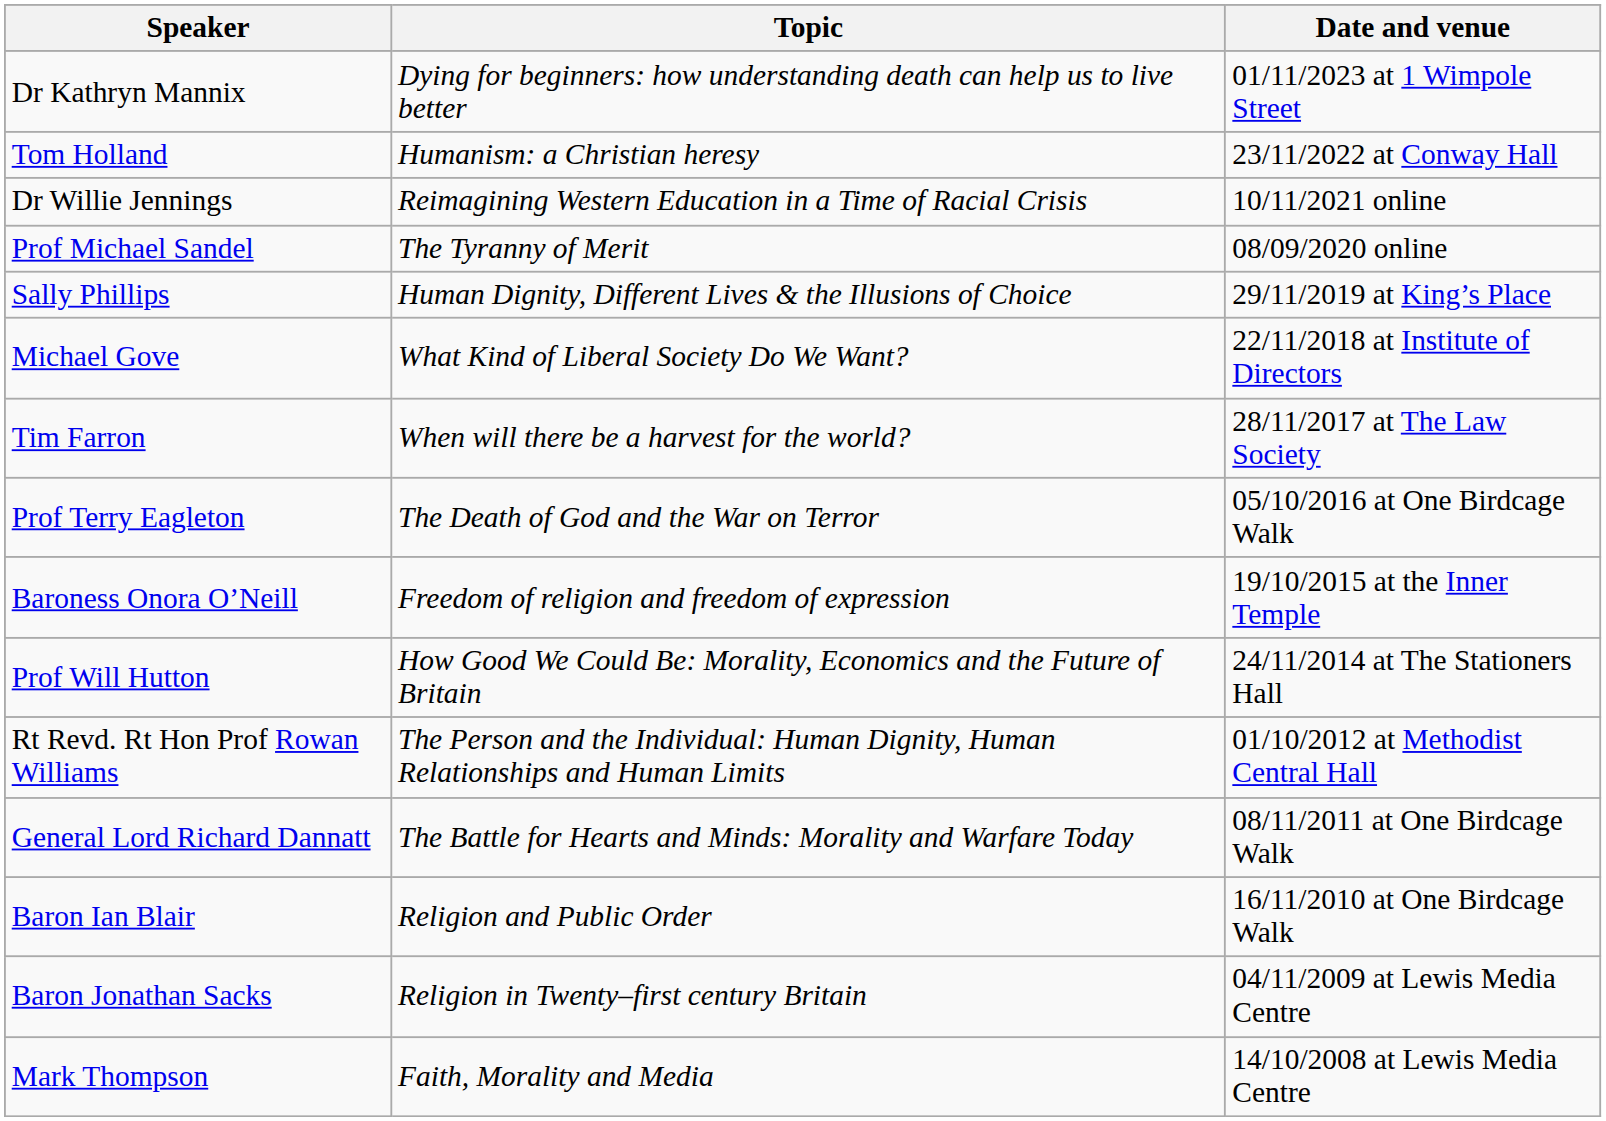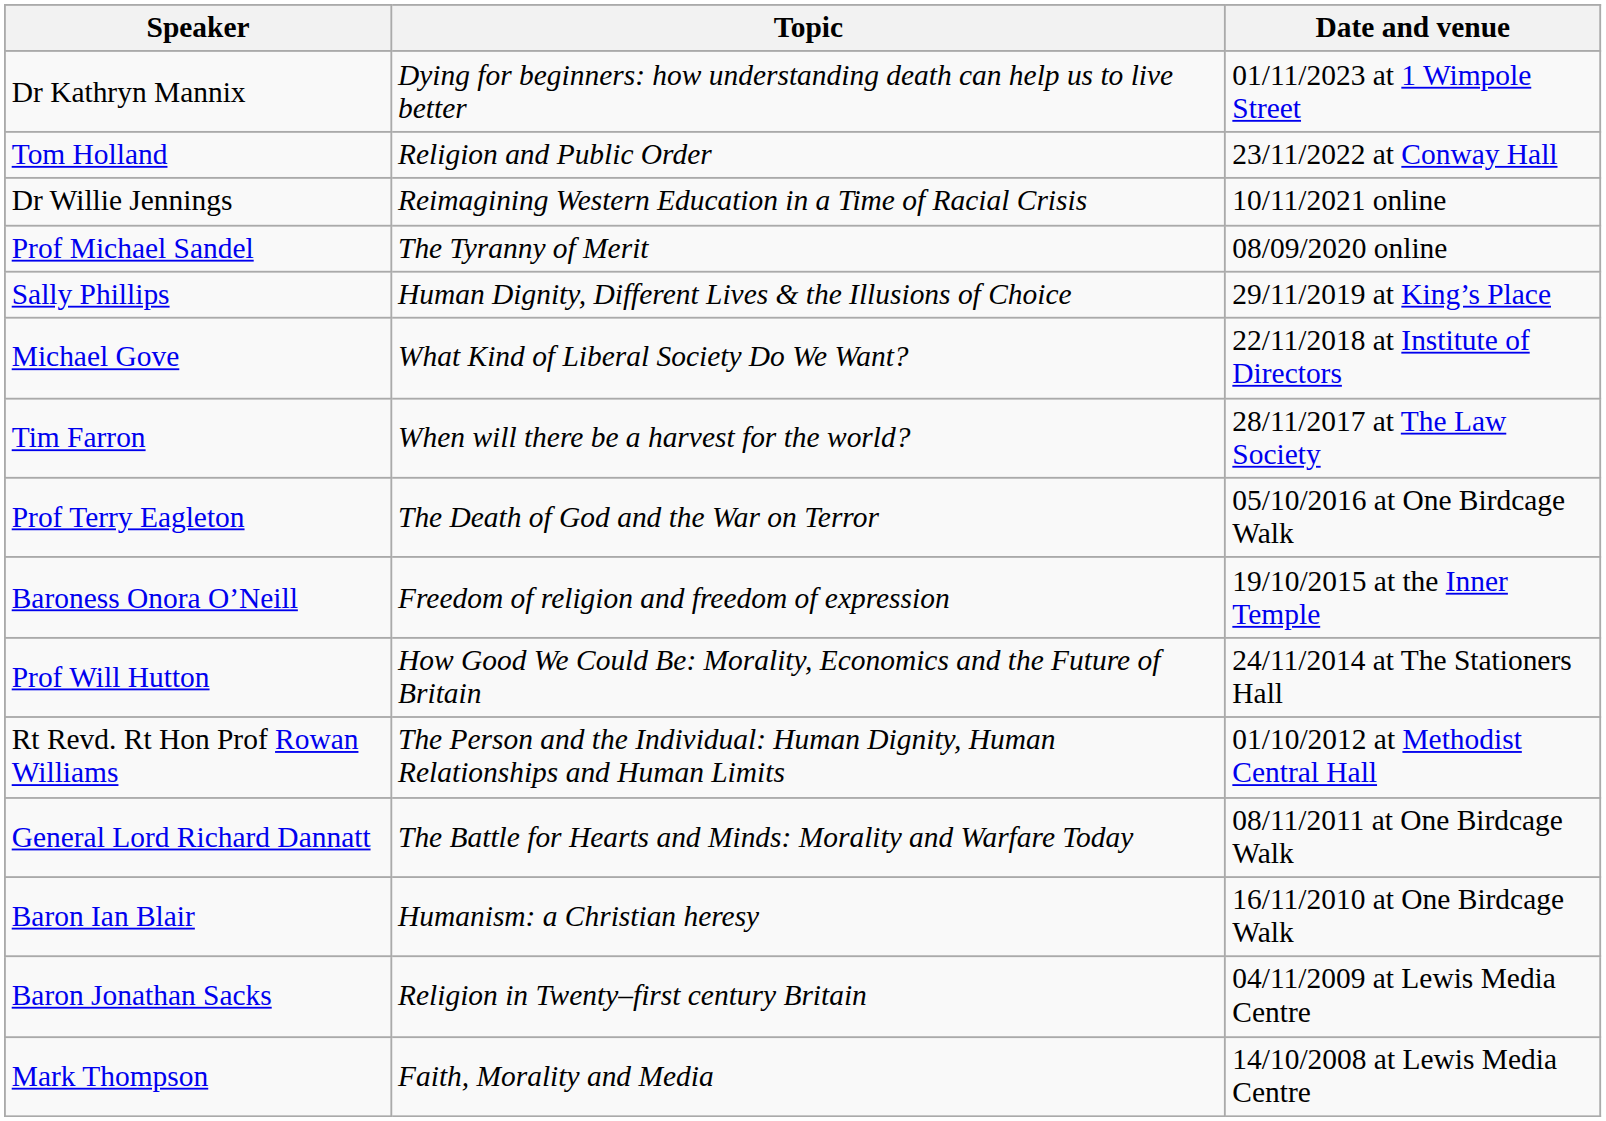(579, 154) Humanism: a Christian heresy -> (555, 154) Religion and Public Order
(555, 916) Religion and Public Order -> (579, 916) Humanism: a Christian heresy
